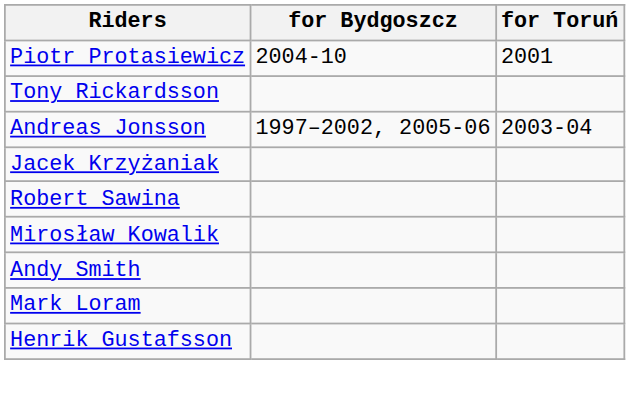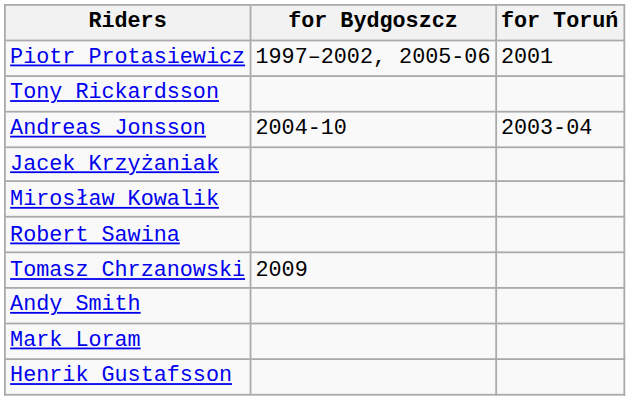(301, 58) 2004-10 -> (373, 58) 1997–2002, 2005-06
(373, 129) 1997–2002, 2005-06 -> (301, 129) 2004-10
rows swapped: (115, 235) <-> (95, 200)
+ row: (128, 270)
